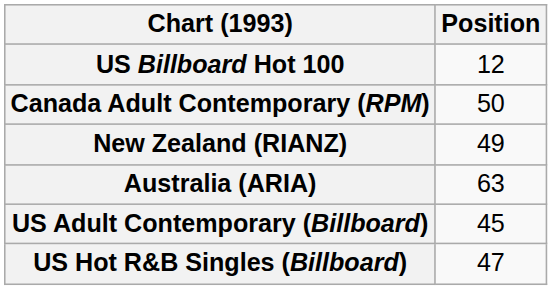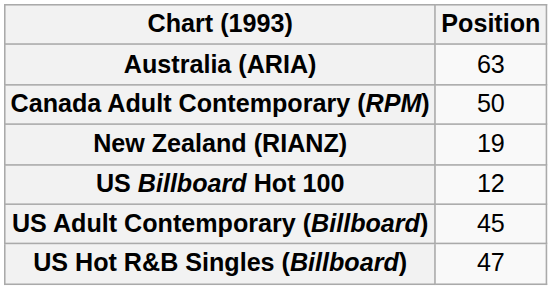rows swapped: (220, 183) <-> (220, 64)
(491, 143) 49 -> (491, 143) 19
